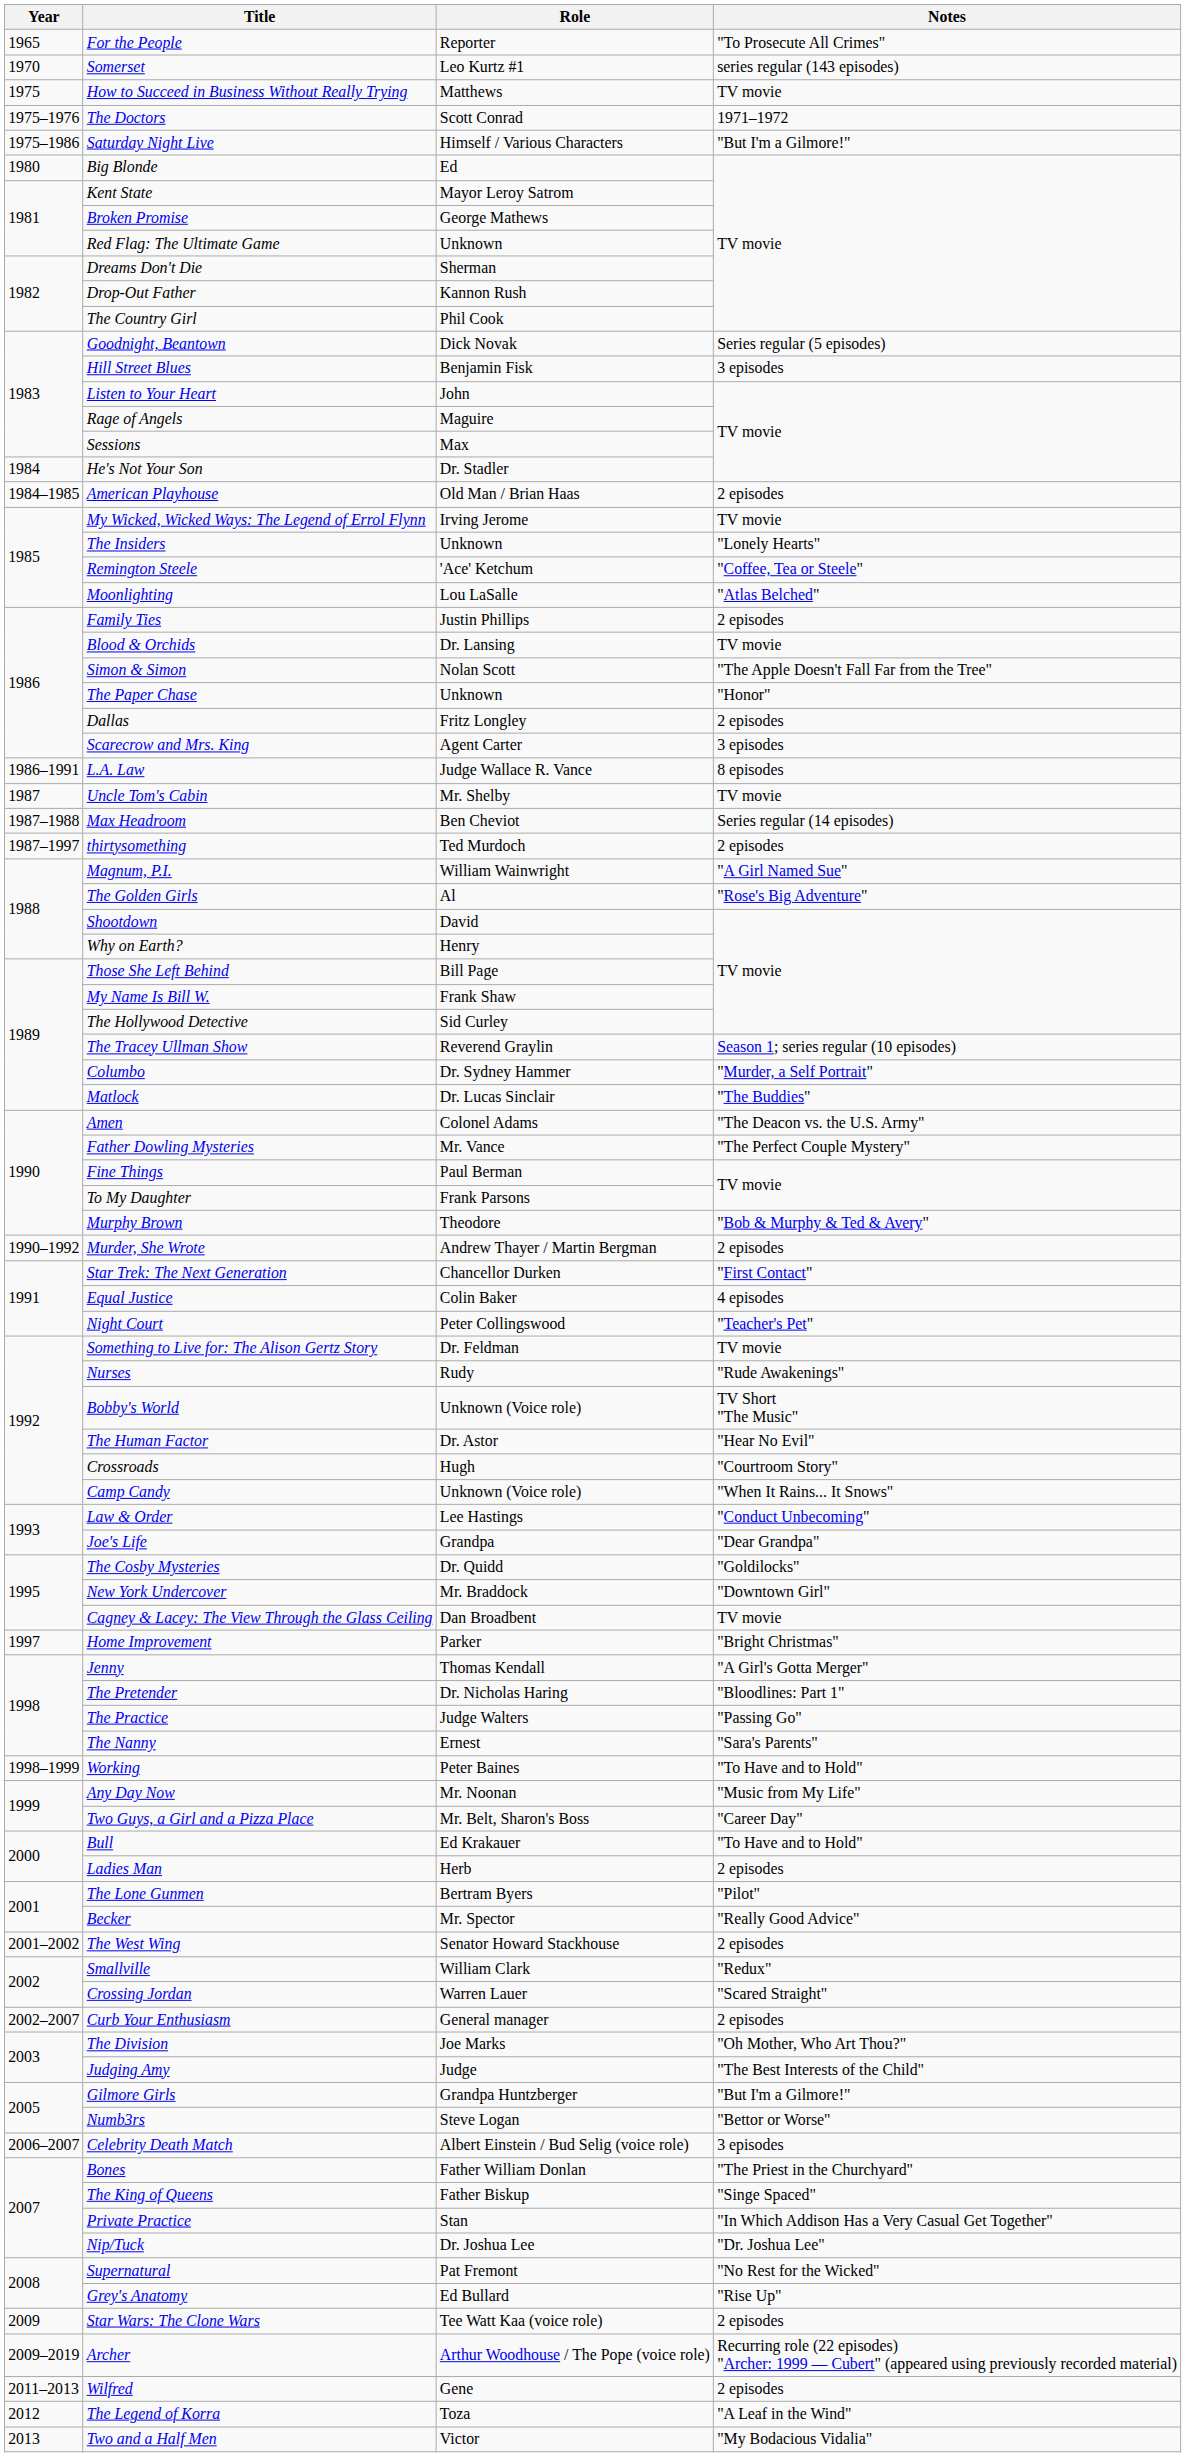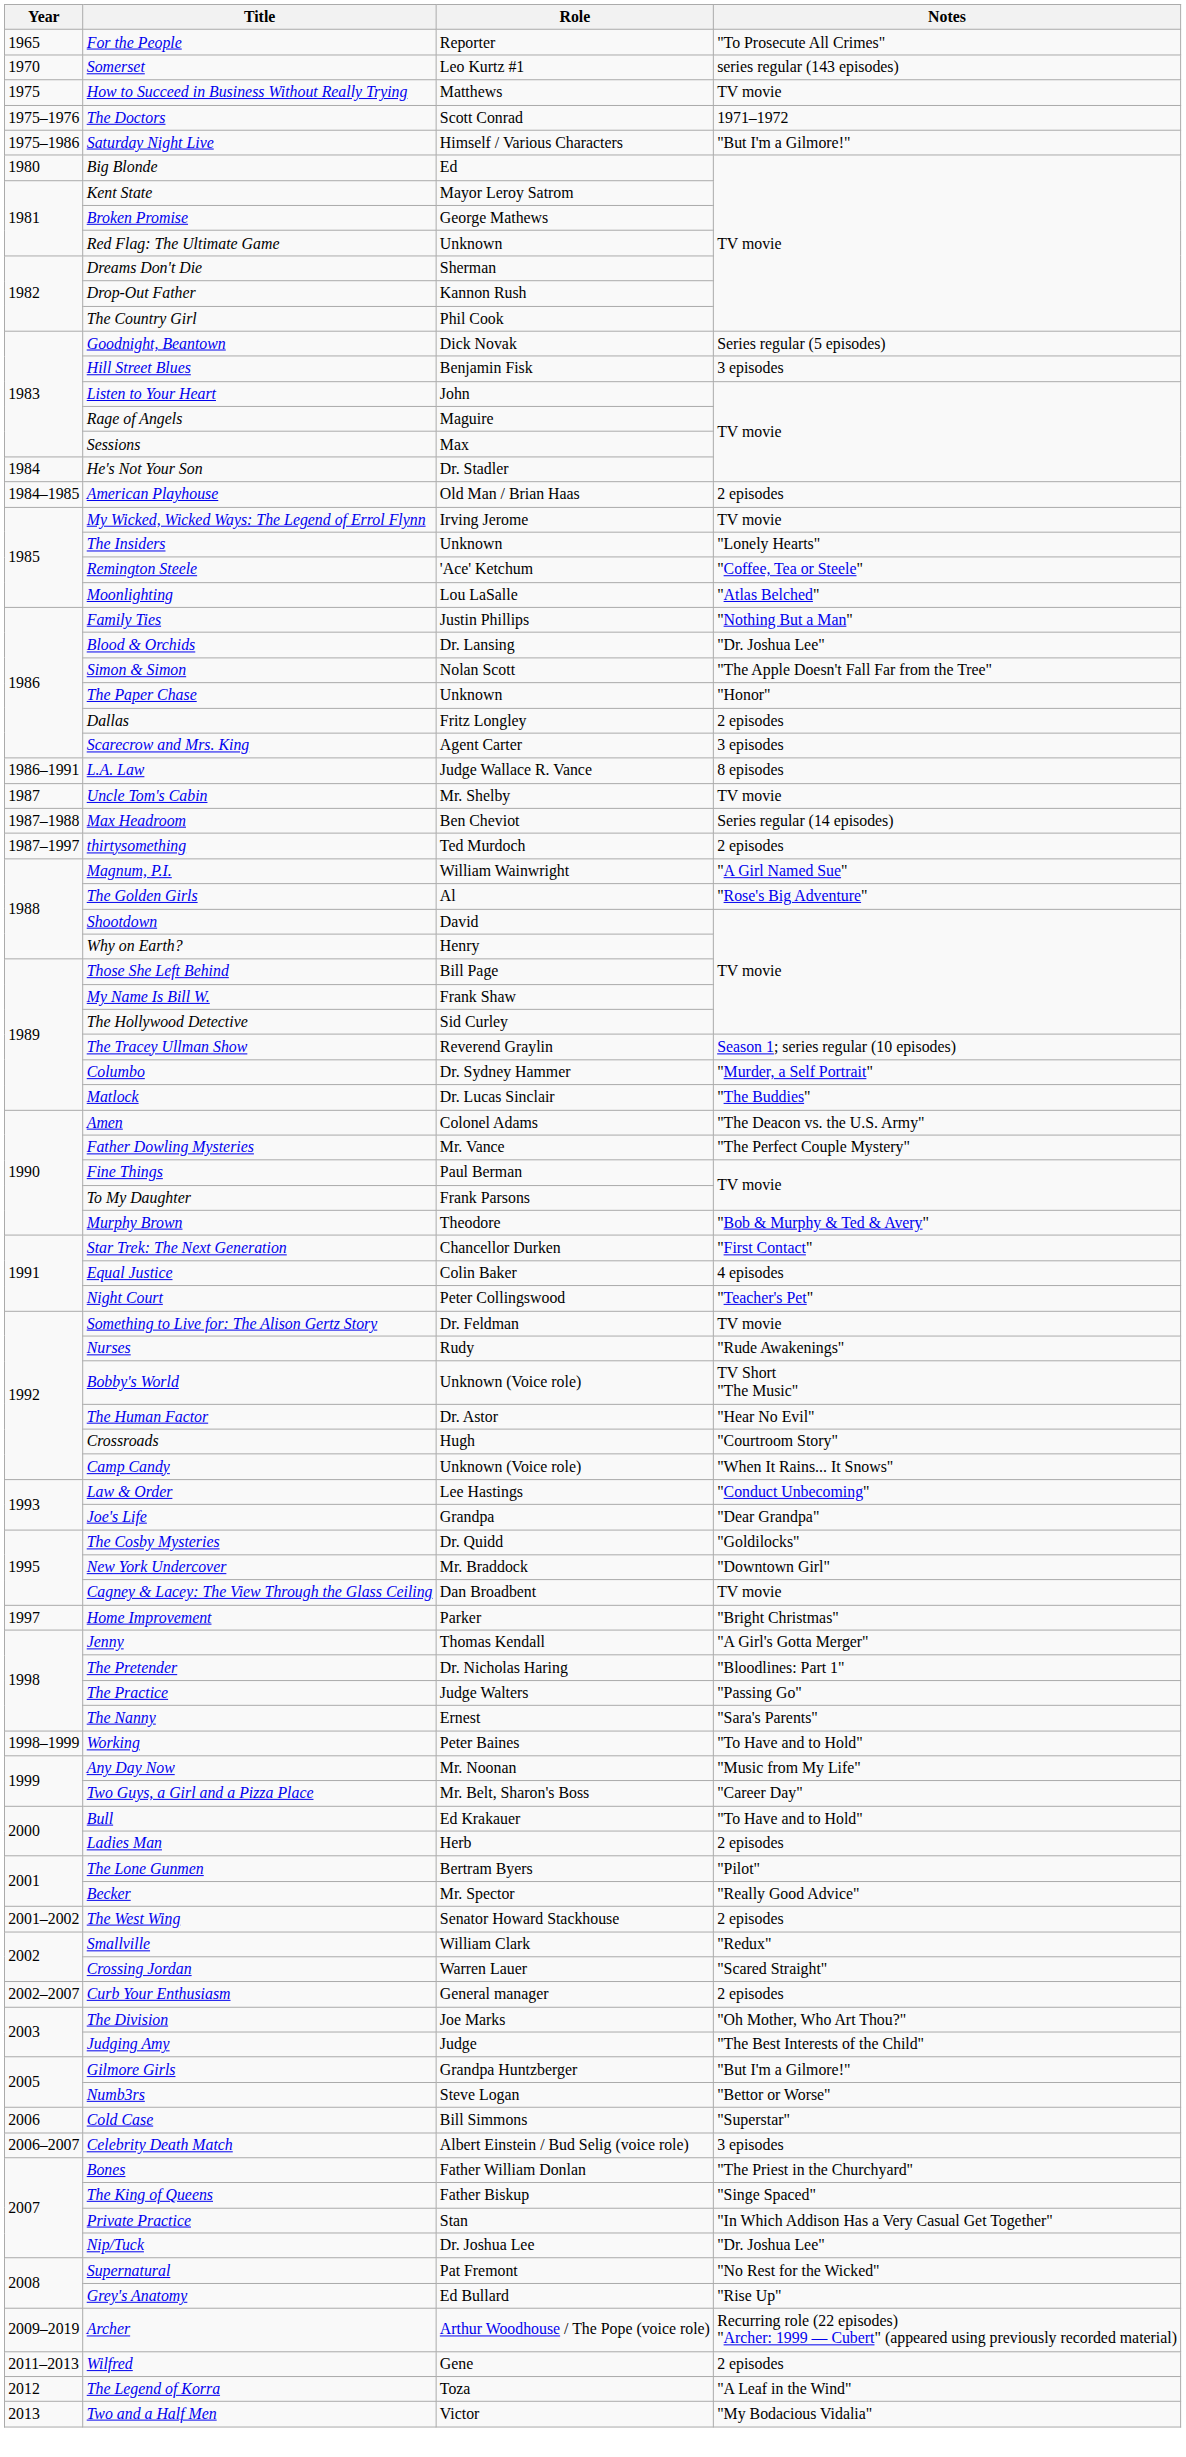(750, 619) 2 episodes -> (785, 619) "Nothing But a Man"
(749, 645) TV movie -> (771, 645) "Dr. Joshua Lee"
- row: (146, 1248)
+ row: (120, 2119)
- row: (173, 2320)
